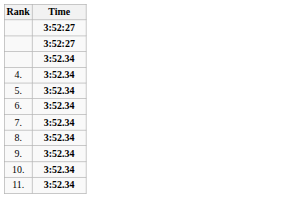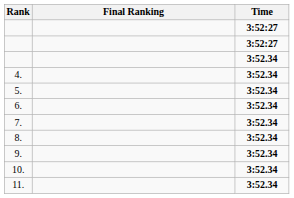+ column: (134, 12)
